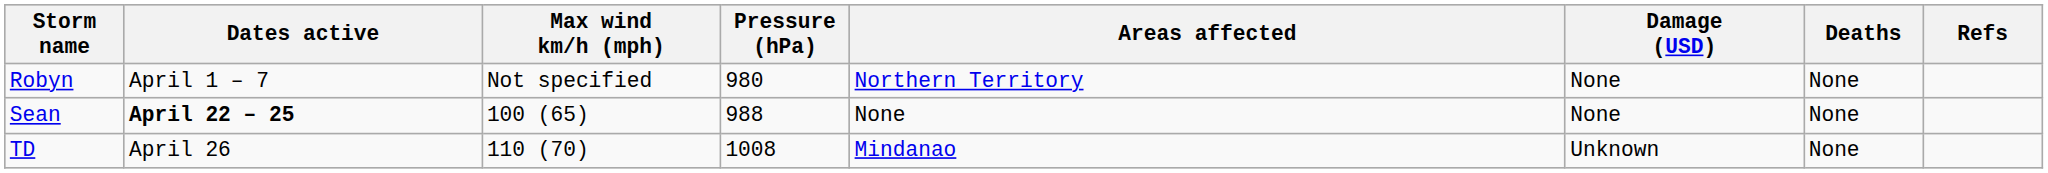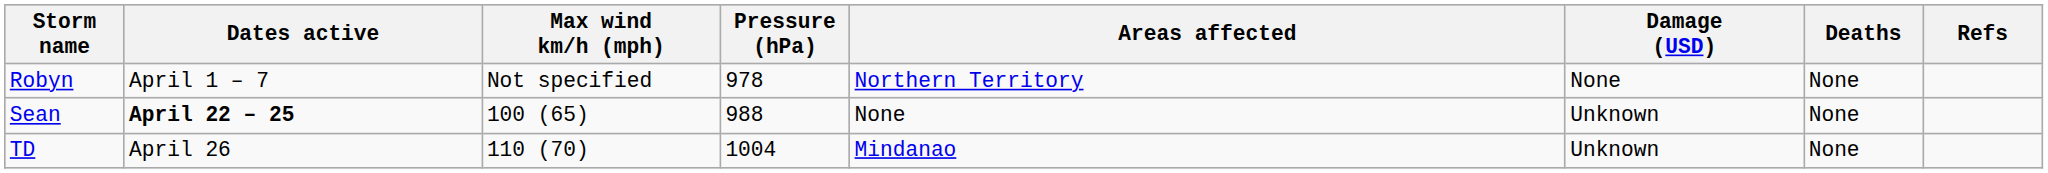(744, 81) 980 -> (744, 81) 978
(1596, 116) None -> (1615, 116) Unknown
(751, 150) 1008 -> (751, 150) 1004
